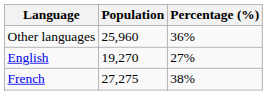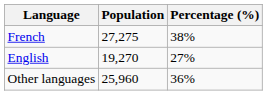rows swapped: (26, 79) <-> (51, 36)
